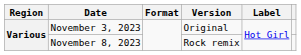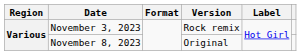(206, 27) Original -> (212, 27) Rock remix
(212, 42) Rock remix -> (206, 42) Original
